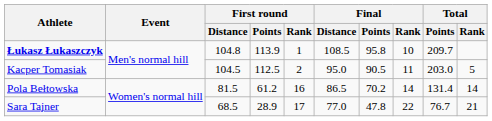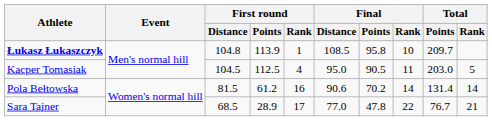(299, 69) 2 -> (299, 69) 4
(337, 88) 86.5 -> (337, 88) 90.6
